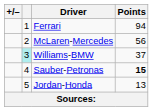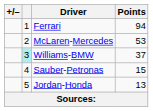(141, 40) 56 -> (141, 40) 53
(141, 70) bold -> (141, 70) normal
